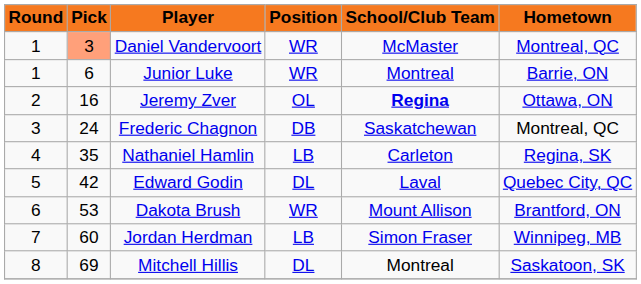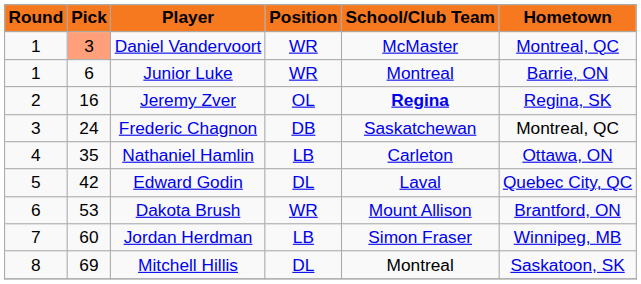(568, 100) Ottawa, ON -> (568, 100) Regina, SK
(568, 155) Regina, SK -> (568, 155) Ottawa, ON
